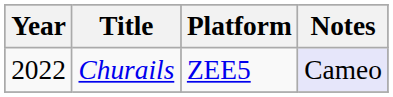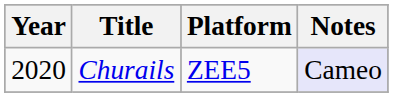(39, 69) 2022 -> (39, 69) 2020
